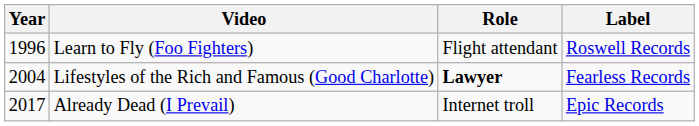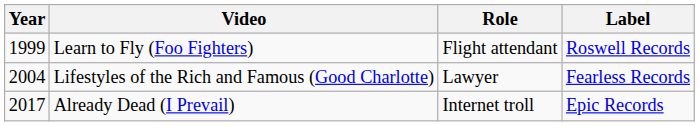(27, 47) 1996 -> (27, 47) 1999
(472, 76) bold -> (470, 76) normal
